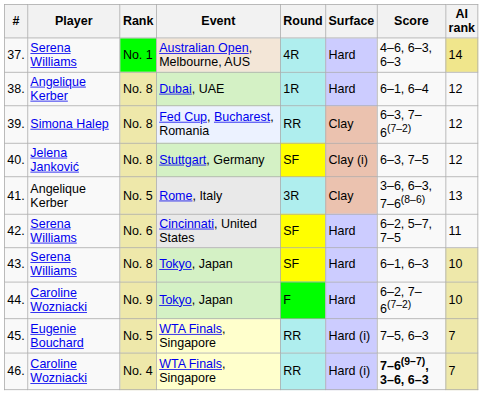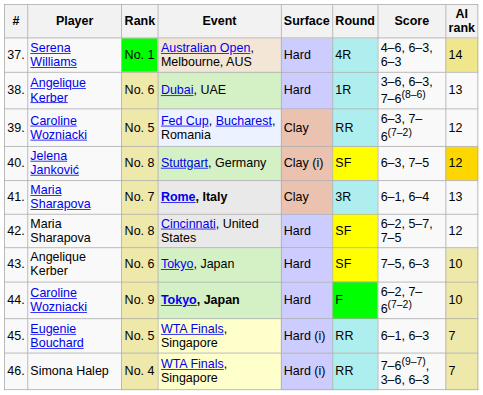columns swapped: (351, 21) <-> (303, 21)
(138, 89) No. 8 -> (140, 90) No. 6
(404, 89) 6–1, 6–4 -> (407, 90) 3–6, 6–3, 7–6(8–6)
(456, 89) 12 -> (456, 90) 13
(70, 124) Simona Halep -> (59, 127) Caroline Wozniacki
(138, 124) No. 8 -> (140, 127) No. 5
(456, 160) no background -> (456, 163) gold background
(58, 195) Angelique Kerber -> (61, 197) Maria Sharapova
(138, 195) No. 5 -> (140, 197) No. 7
(191, 195) normal -> (194, 197) bold
(406, 195) 3–6, 6–3, 7–6(8–6) -> (405, 197) 6–1, 6–4
(54, 231) Serena Williams -> (61, 231) Maria Sharapova
(138, 231) No. 6 -> (140, 231) No. 8
(455, 231) 11 -> (456, 231) 12
(54, 264) Serena Williams -> (58, 264) Angelique Kerber
(138, 264) No. 8 -> (140, 264) No. 6
(404, 264) 6–1, 6–3 -> (405, 264) 7–5, 6–3
(196, 300) normal -> (200, 300) bold
(404, 336) 7–5, 6–3 -> (405, 336) 6–1, 6–3
(59, 371) Caroline Wozniacki -> (70, 371) Simona Halep
(404, 371) bold -> (405, 371) normal
